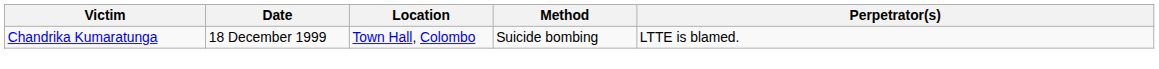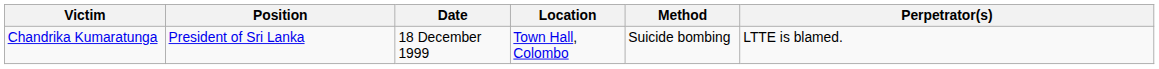+ column: (280, 16)
